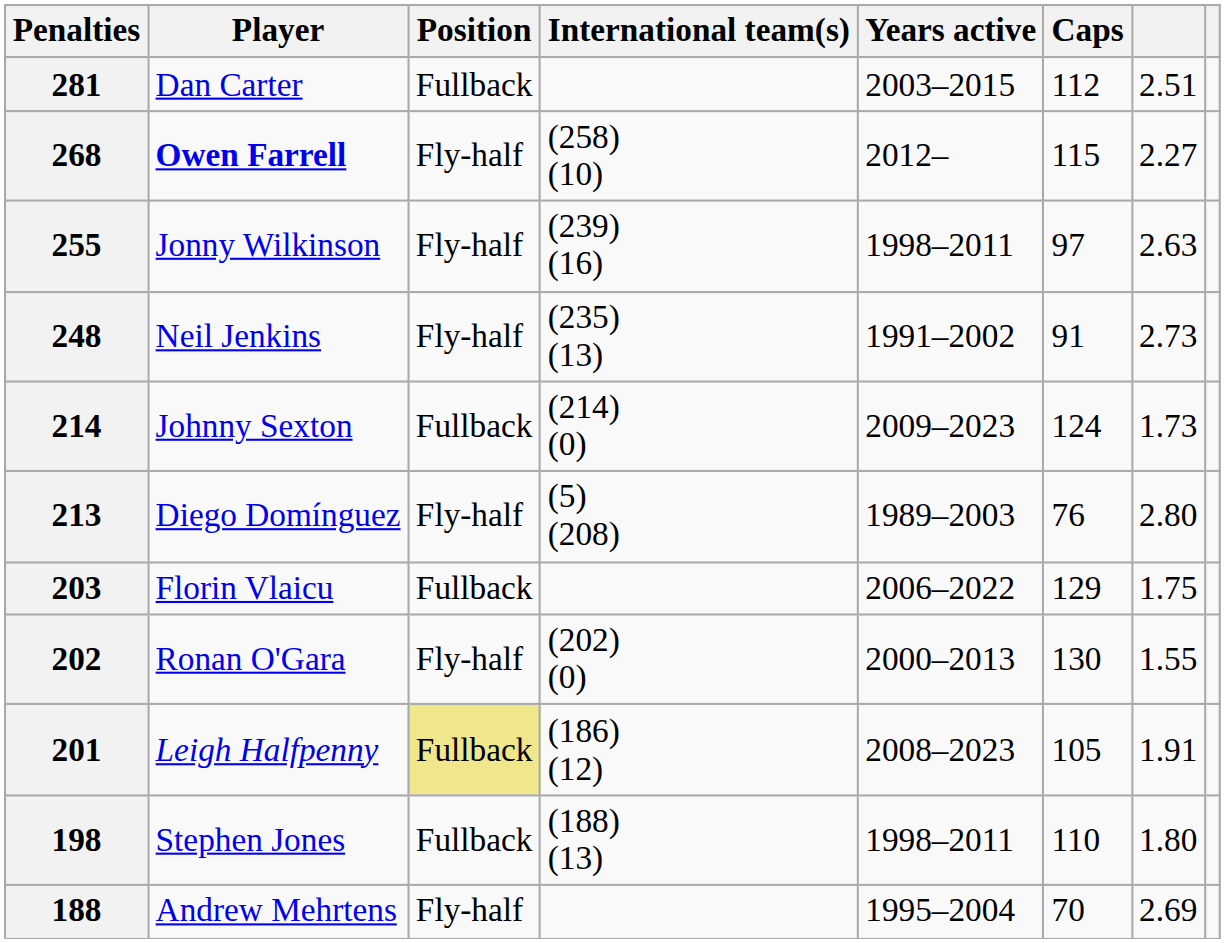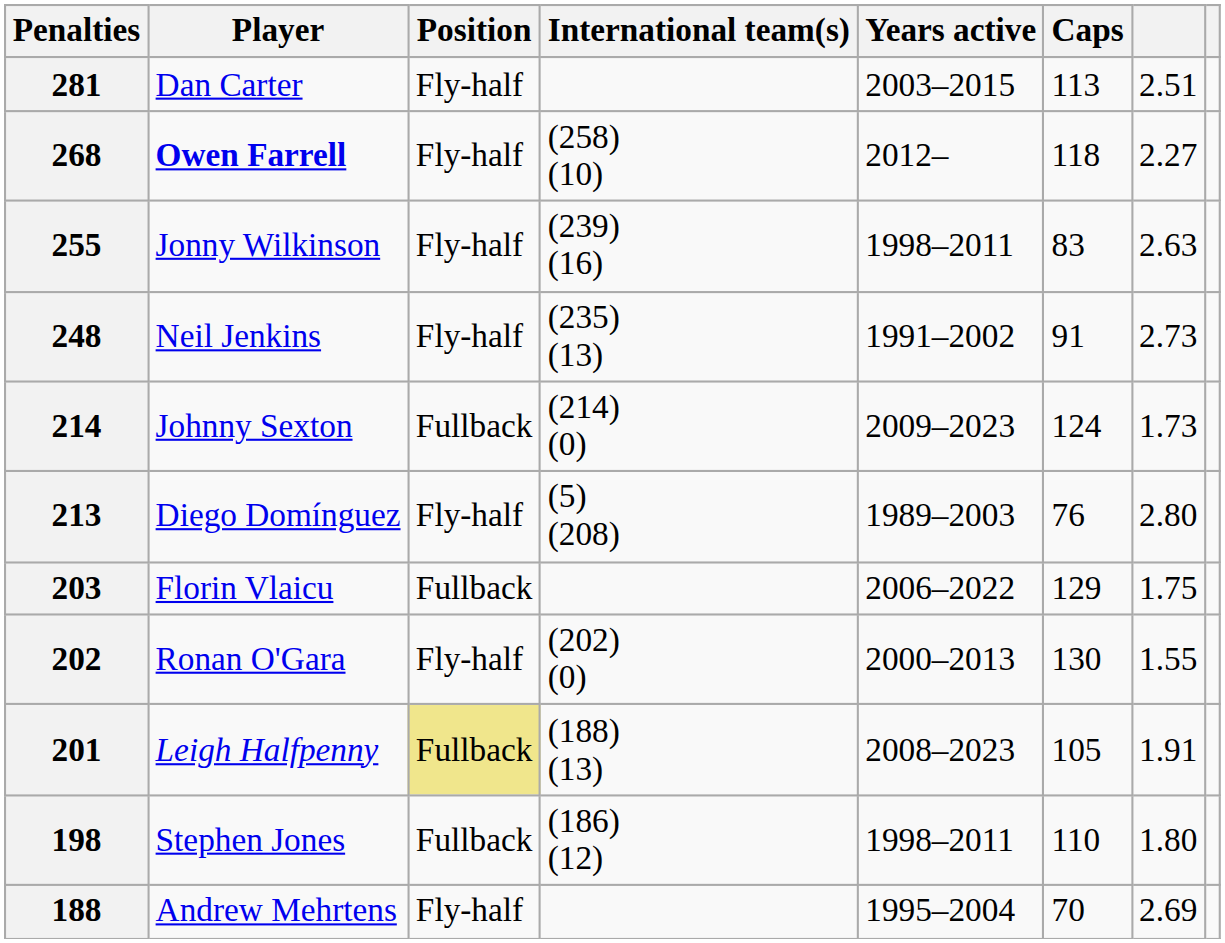(474, 83) Fullback -> (469, 83) Fly-half
(1076, 83) 112 -> (1076, 83) 113
(1076, 155) 115 -> (1076, 155) 118
(1068, 245) 97 -> (1068, 245) 83
(584, 749) (186) (12) -> (584, 749) (188) (13)
(584, 839) (188) (13) -> (584, 839) (186) (12)
